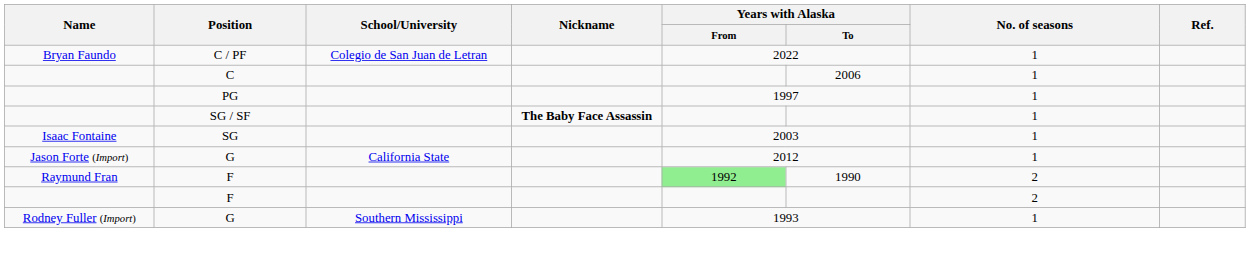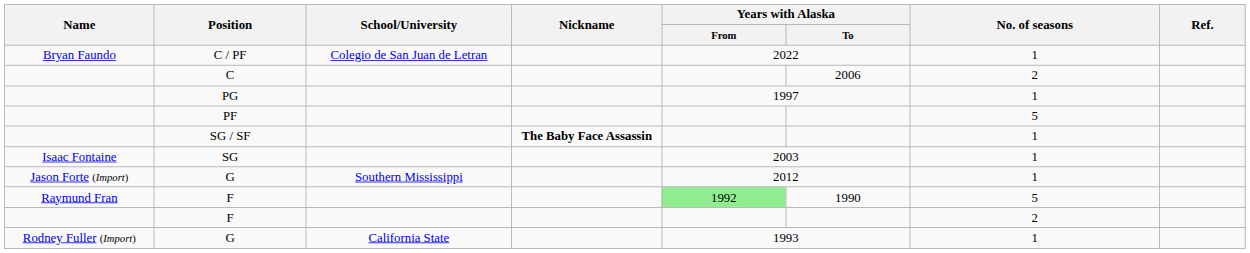(1035, 75) 1 -> (1035, 75) 2
+ row: (79, 116)
(409, 156) California State -> (409, 177) Southern Mississippi
(1035, 177) 2 -> (1035, 197) 5
(409, 217) Southern Mississippi -> (409, 237) California State
